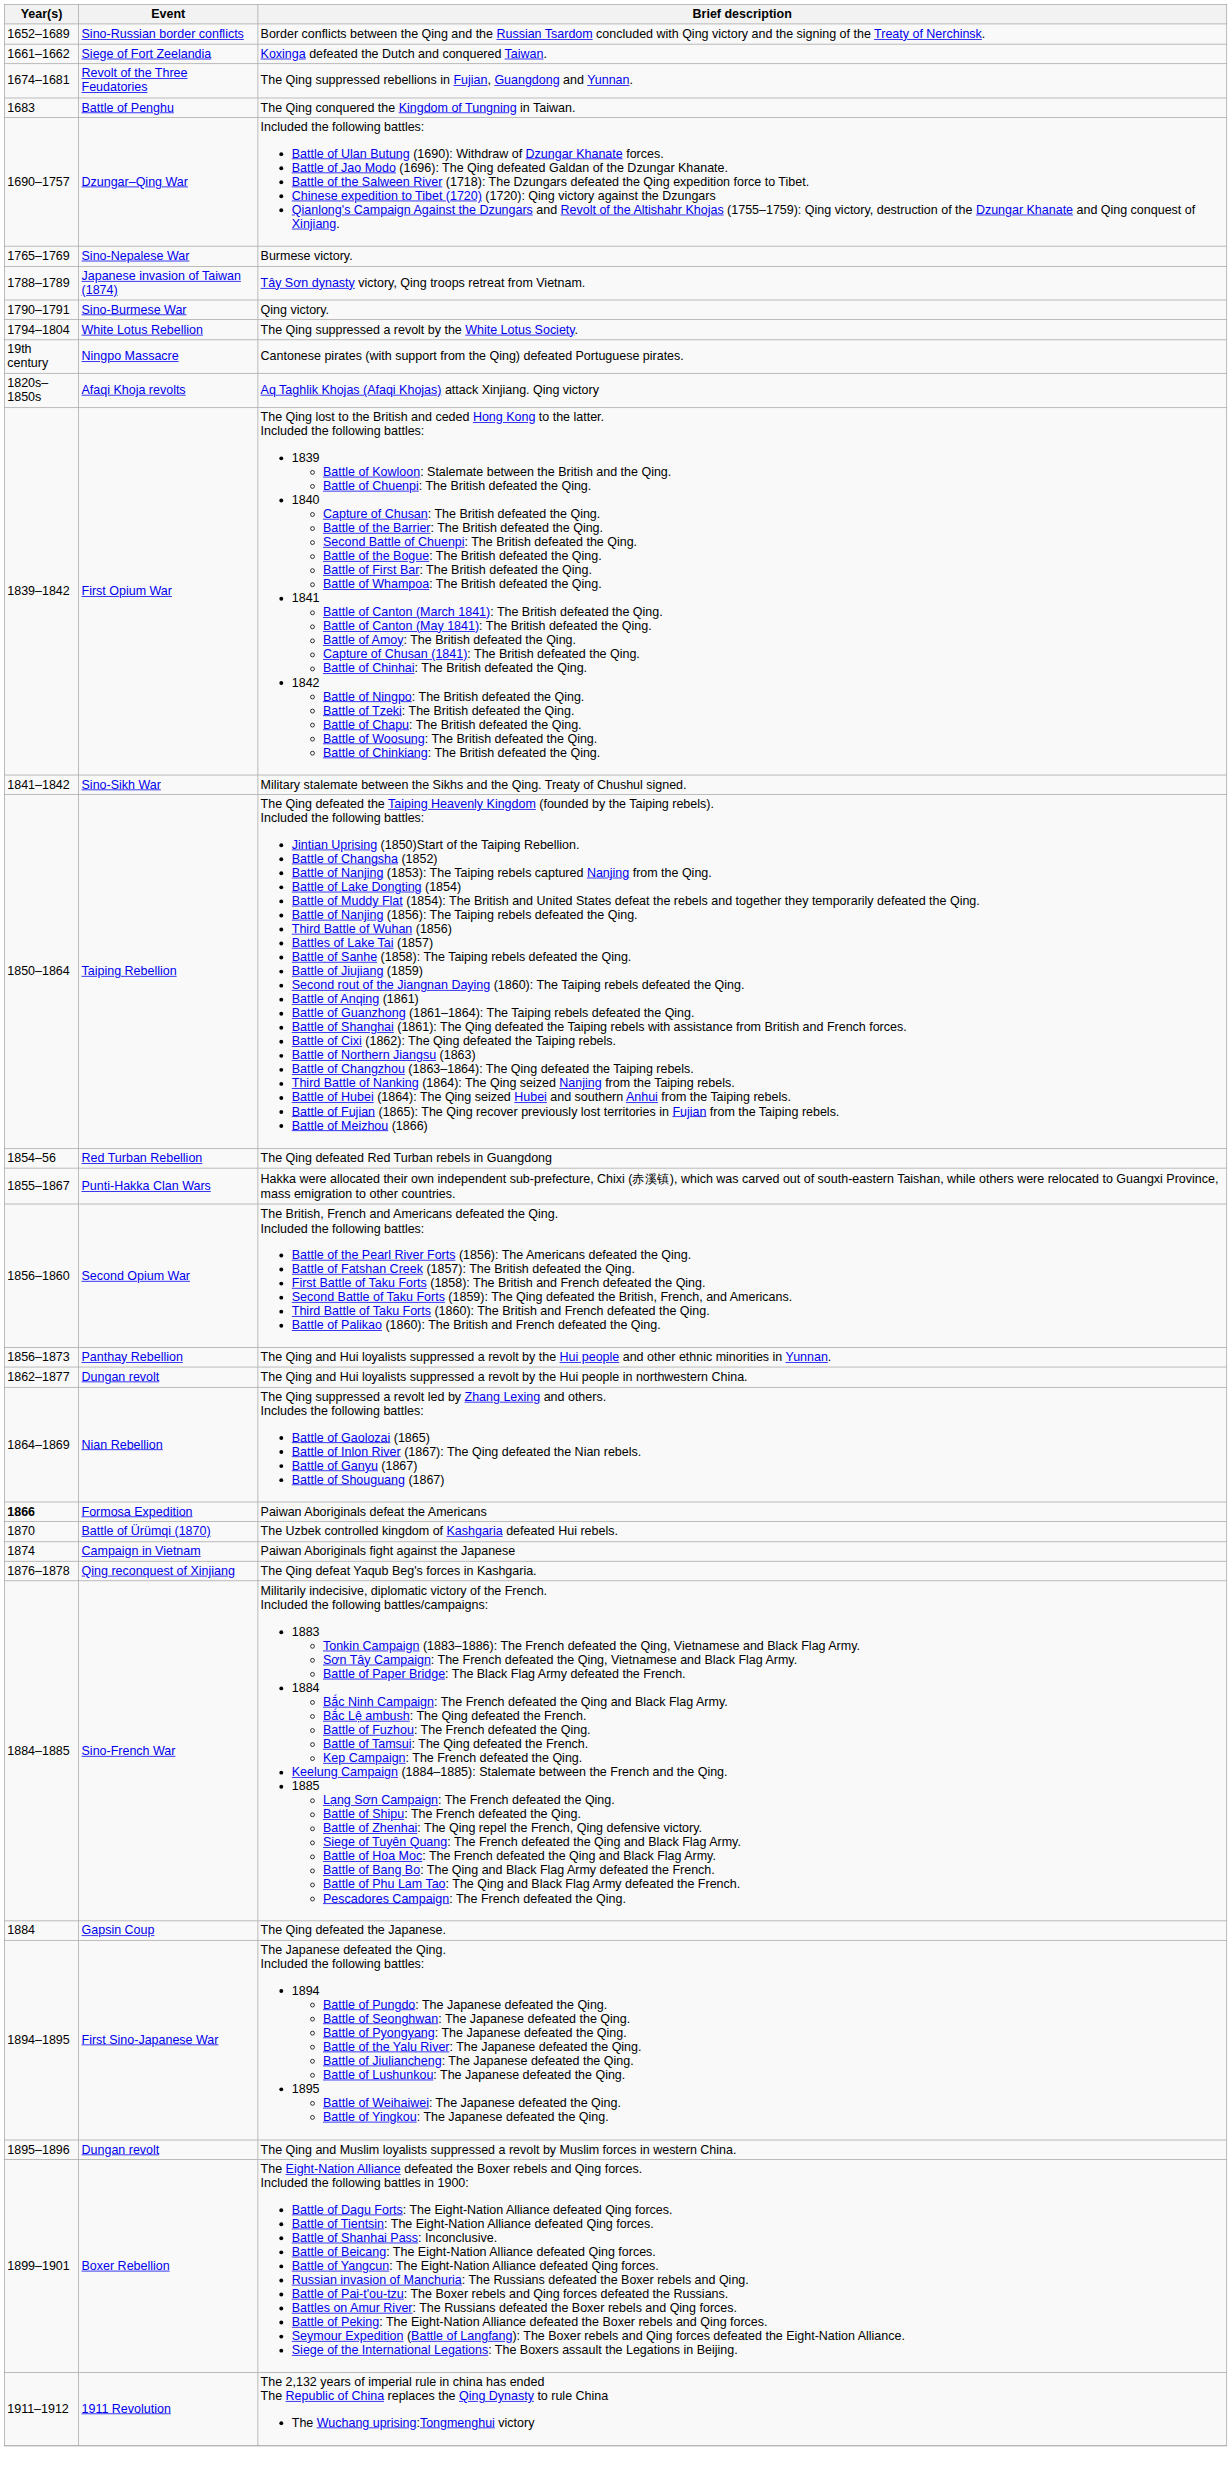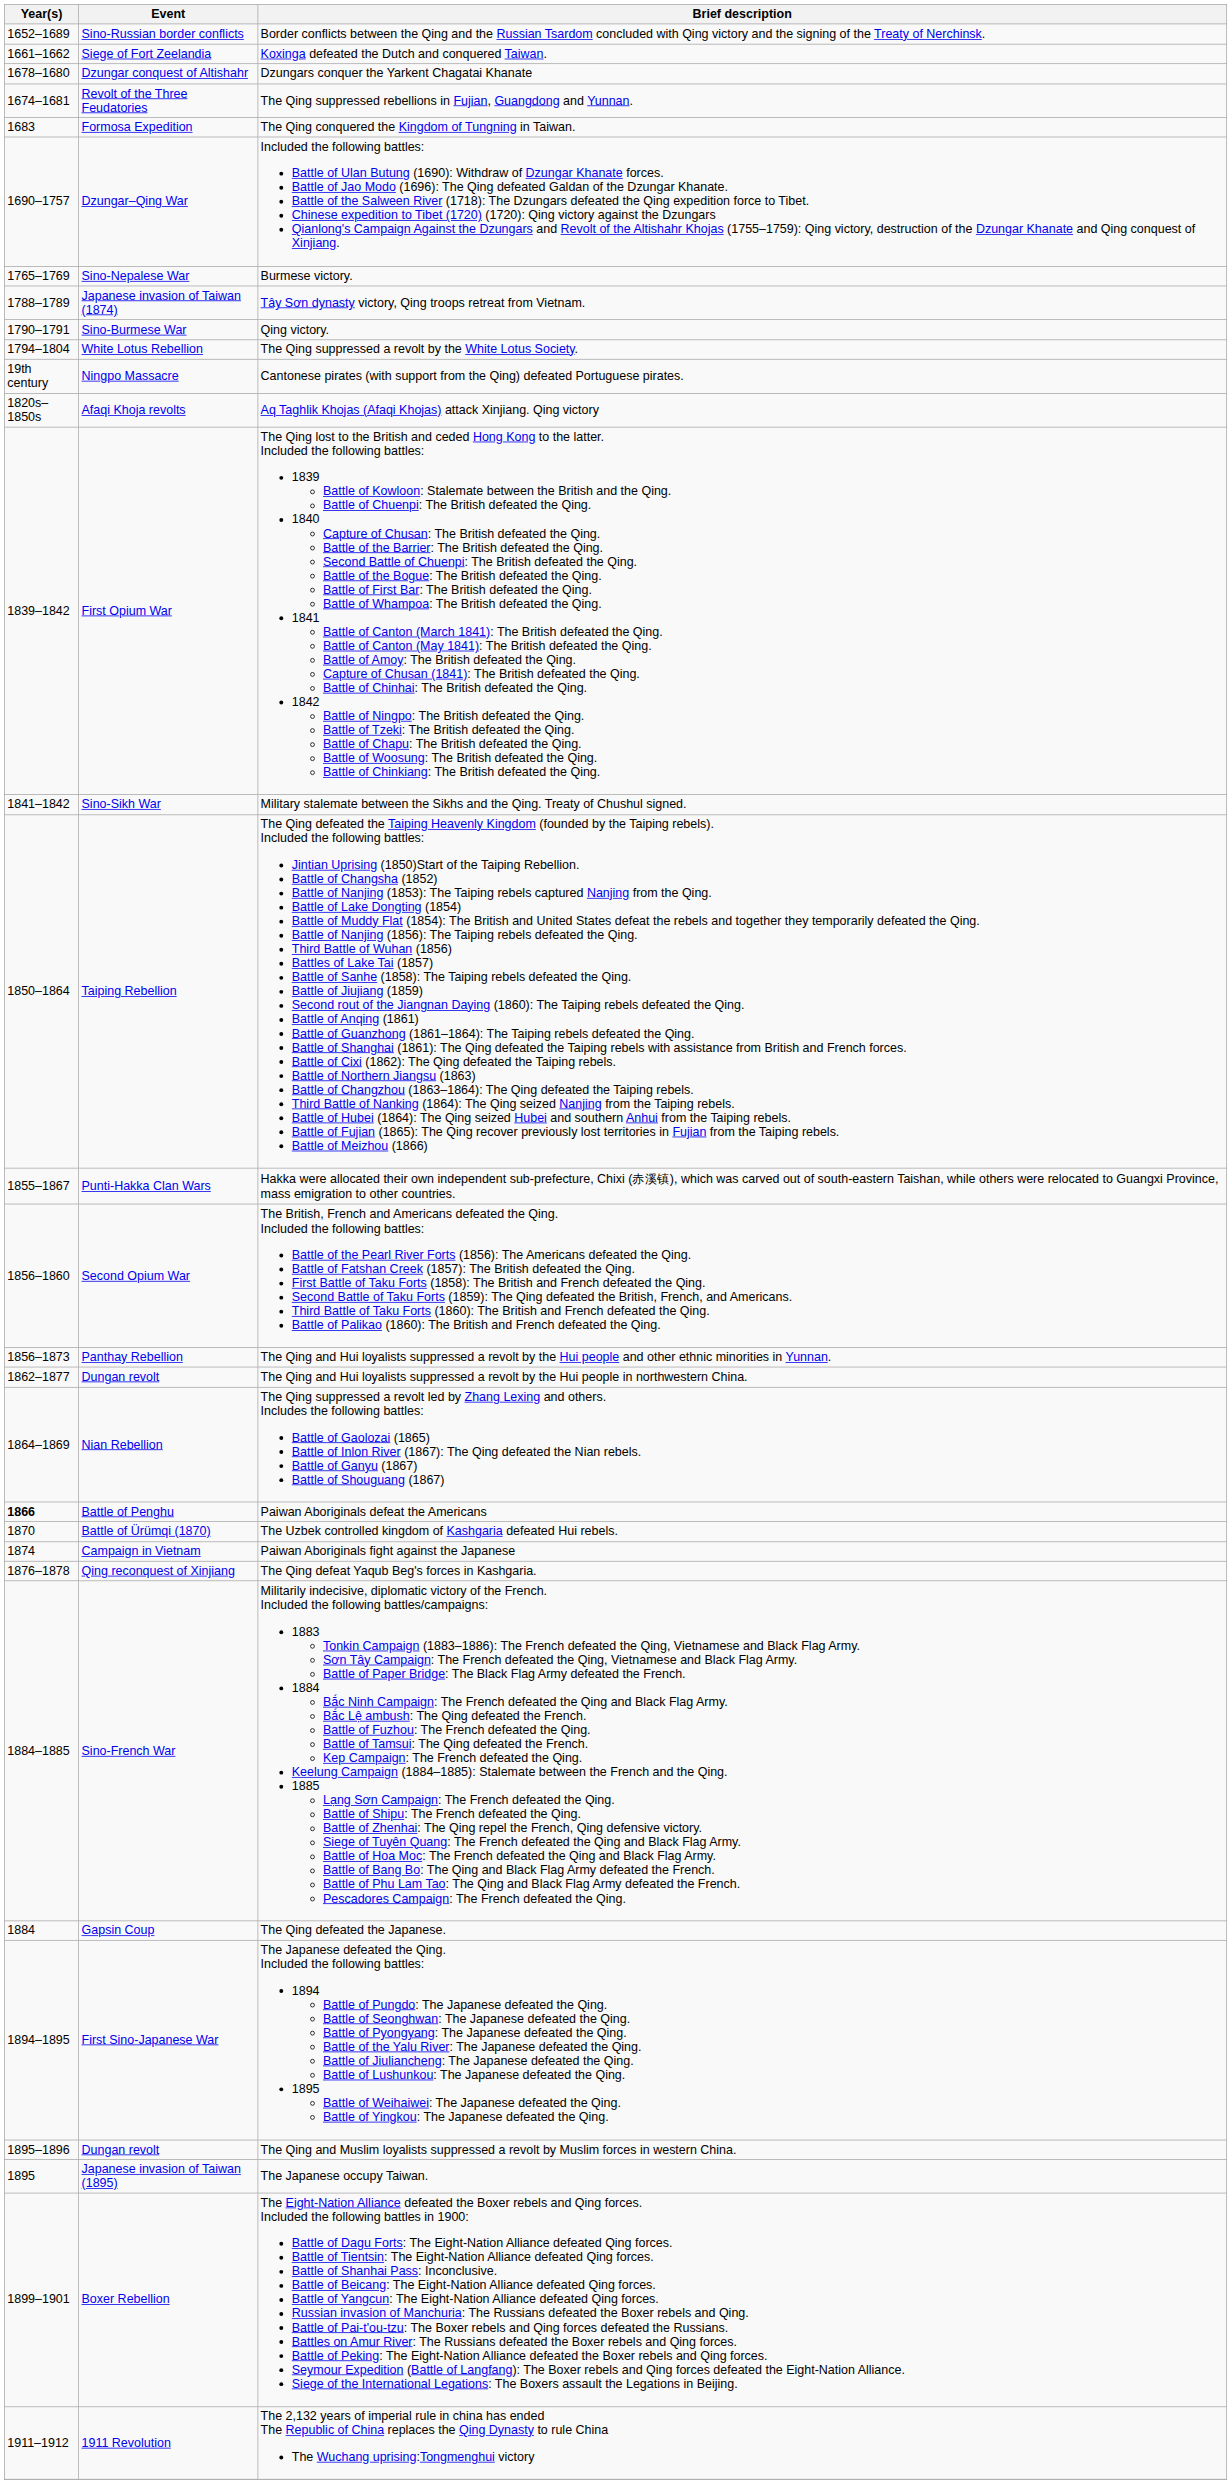+ row: (396, 73)
(128, 107) Battle of Penghu -> (137, 127) Formosa Expedition
- row: (406, 1158)
(137, 1511) Formosa Expedition -> (128, 1511) Battle of Penghu
+ row: (344, 2176)
